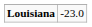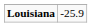(72, 13) -23.0 -> (72, 13) -25.9
